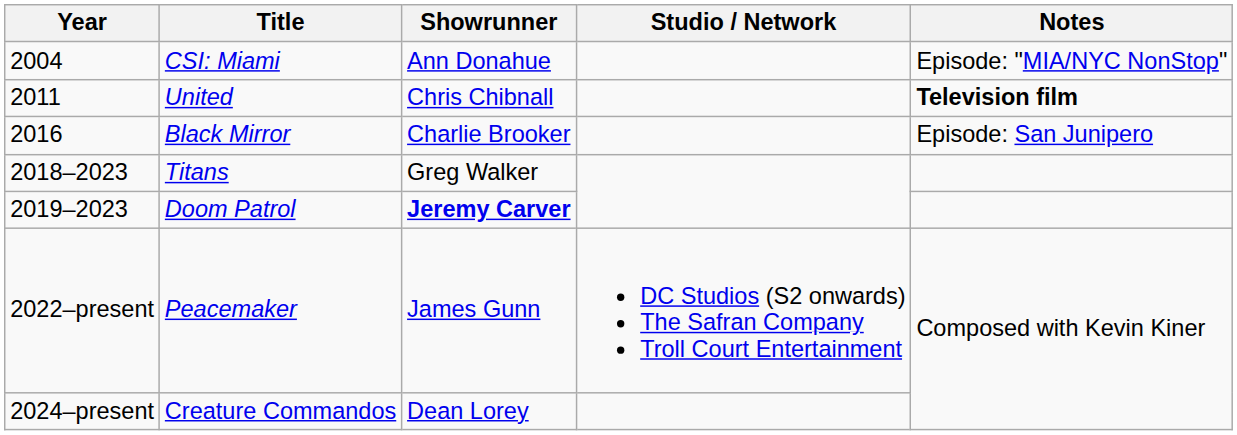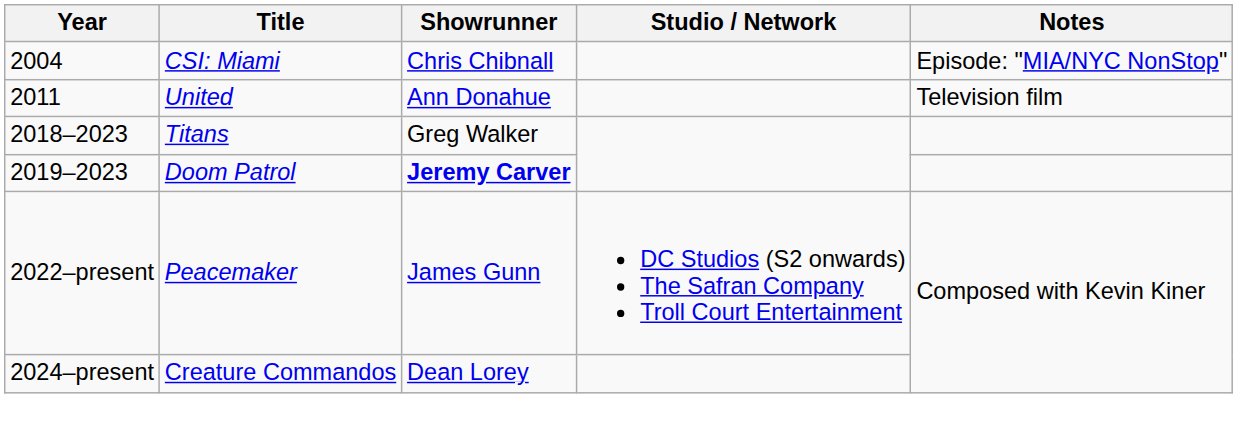(479, 60) Ann Donahue -> (480, 60) Chris Chibnall
(480, 97) Chris Chibnall -> (479, 97) Ann Donahue
(997, 97) bold -> (990, 97) normal
- row: (228, 135)
